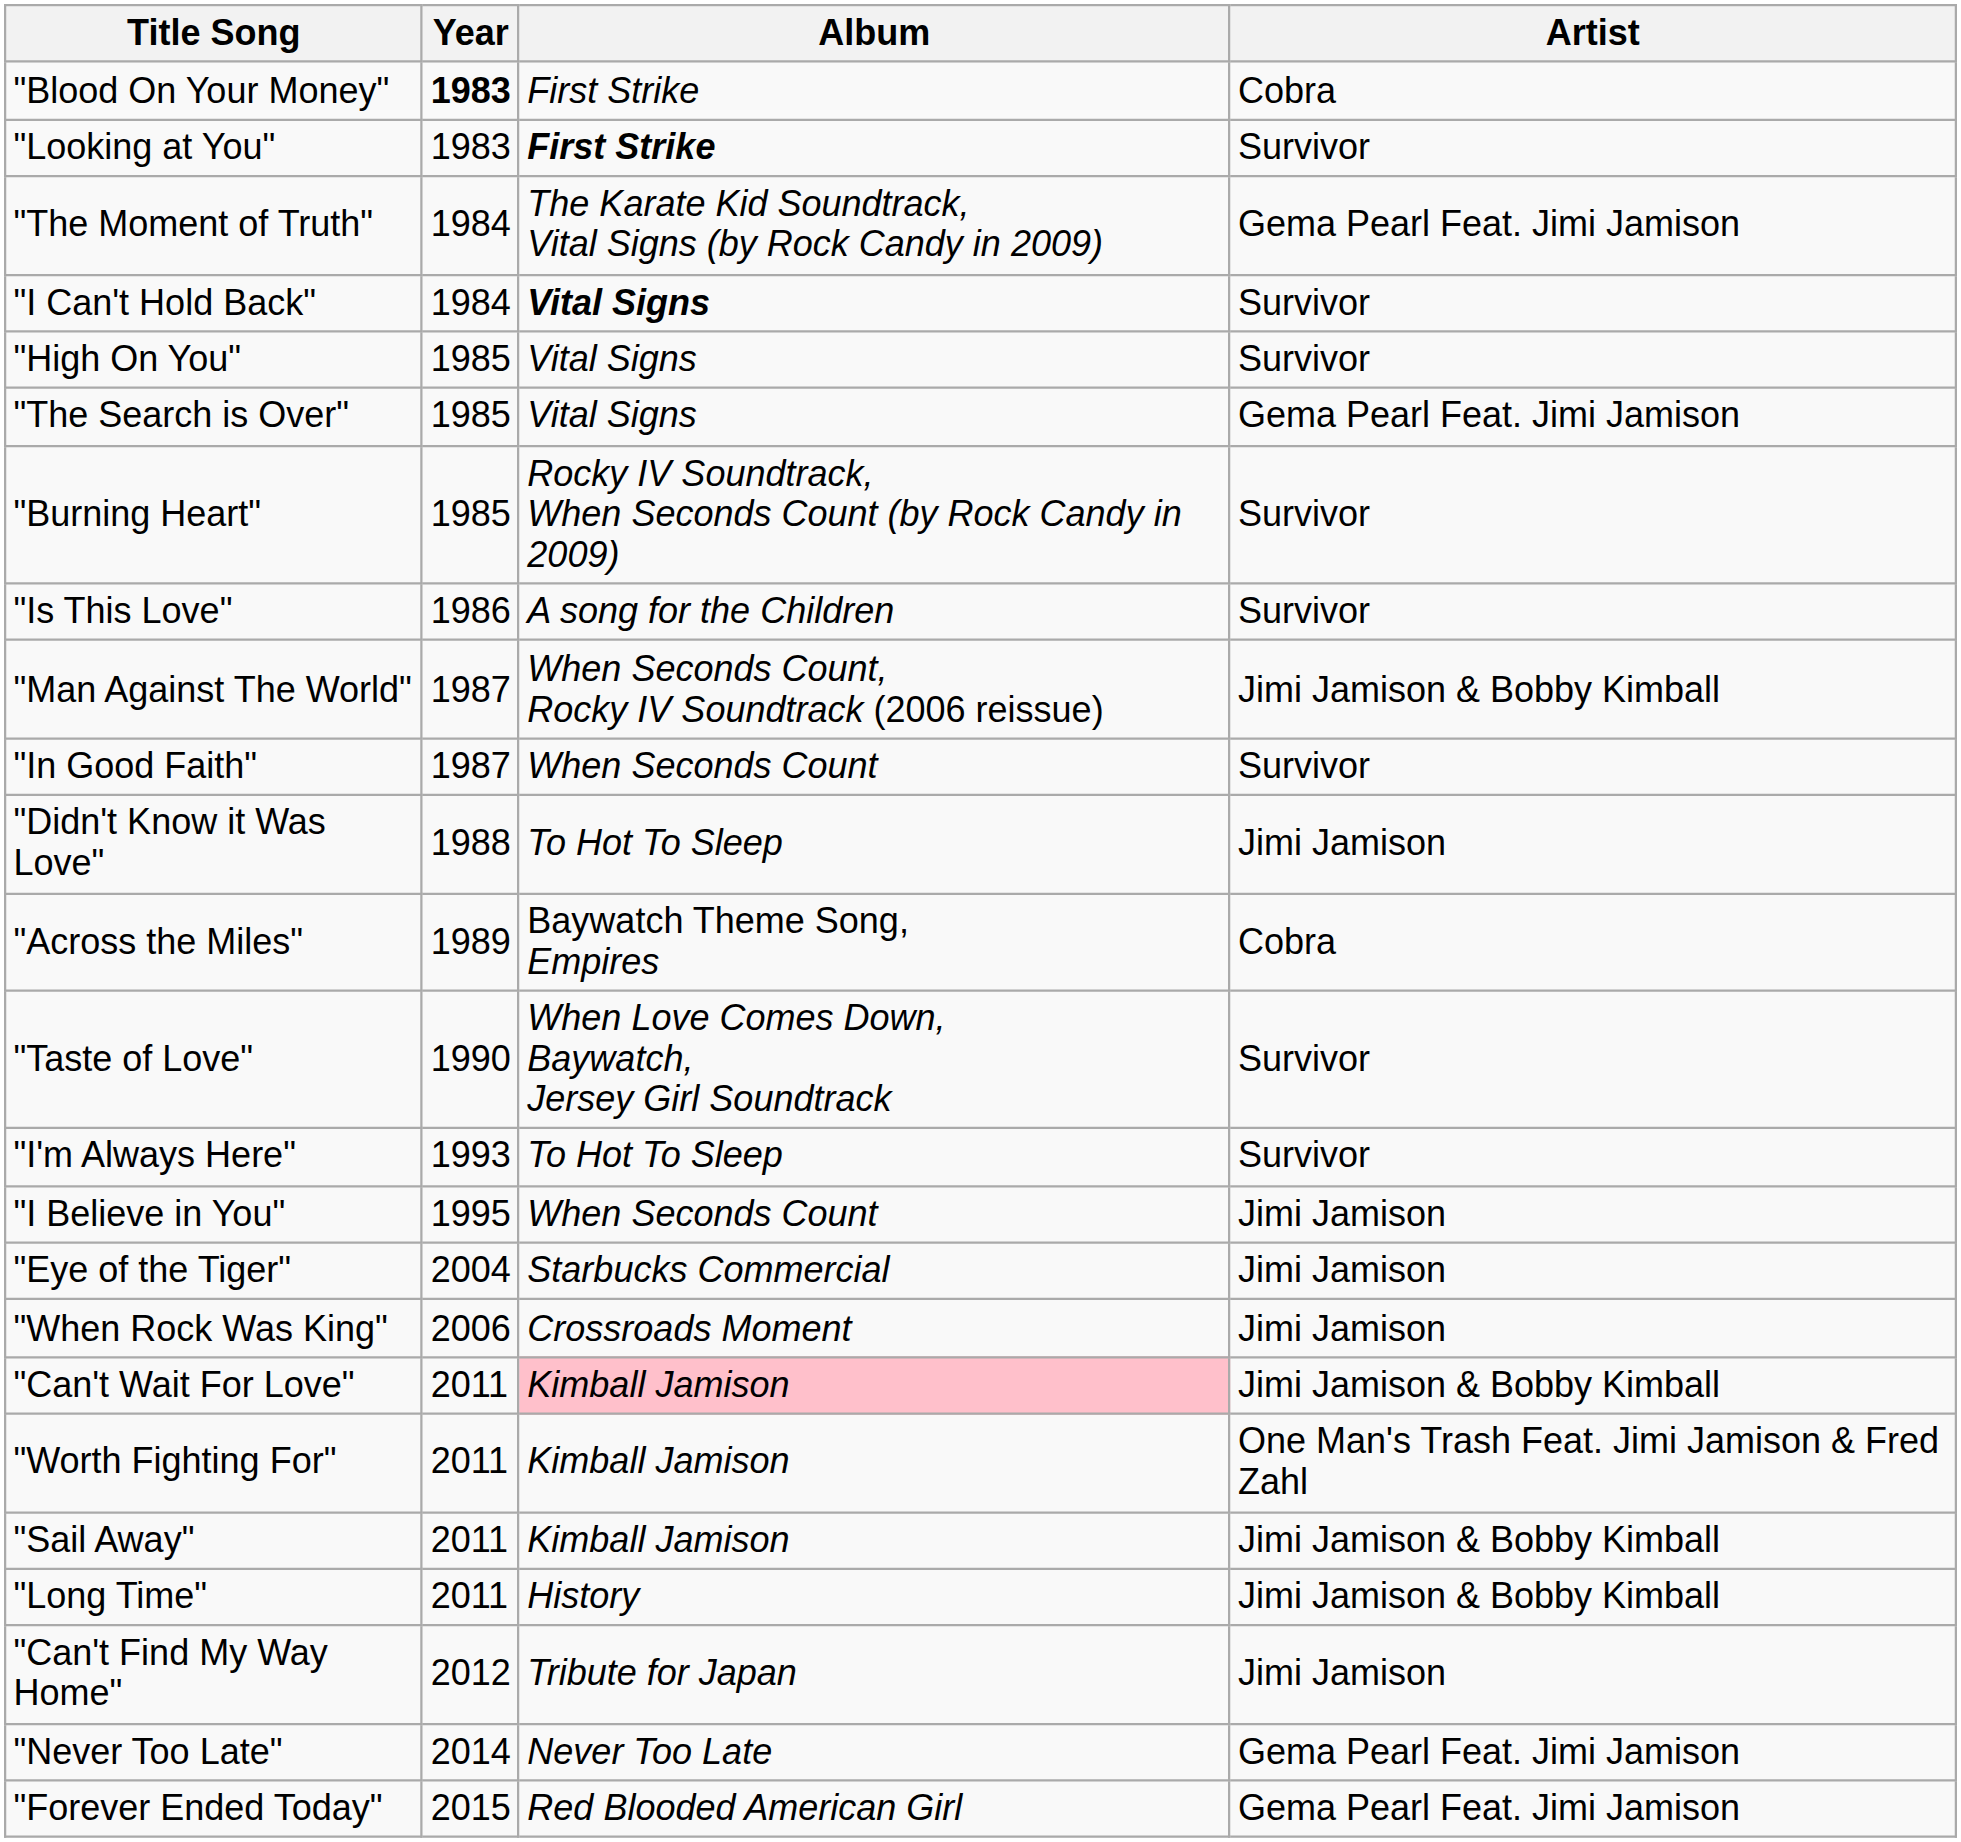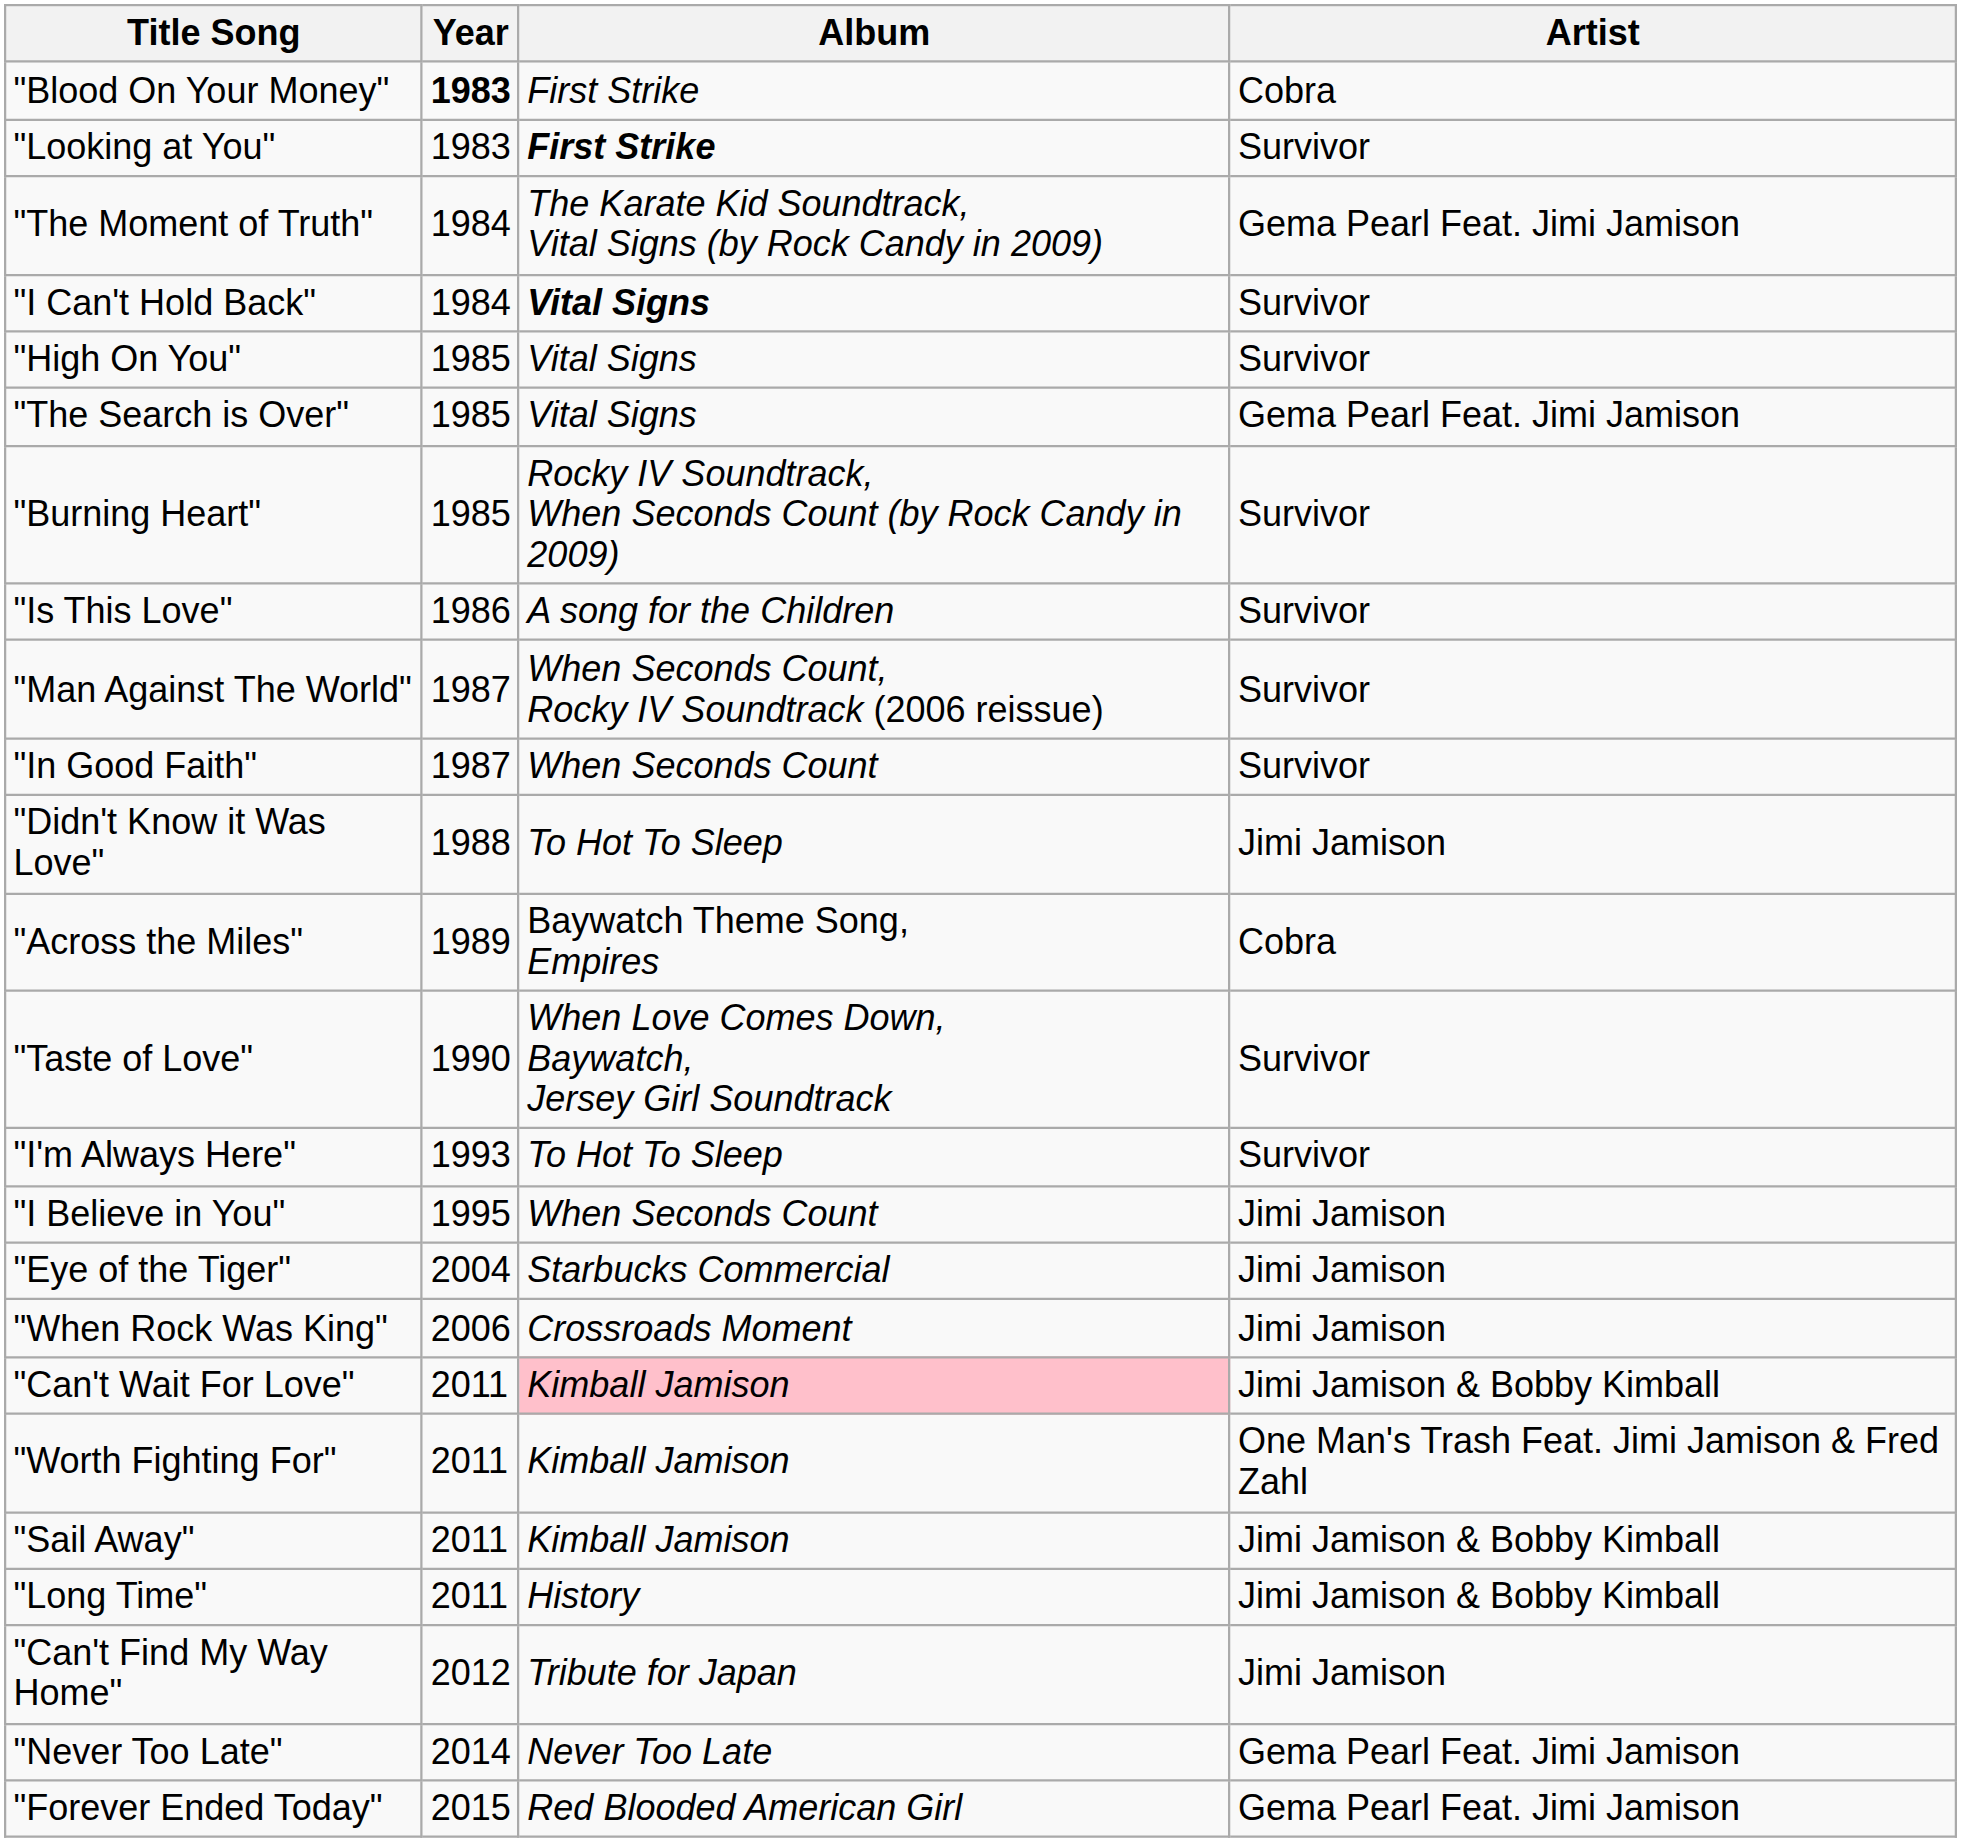(1479, 688) Jimi Jamison & Bobby Kimball -> (1304, 688) Survivor
